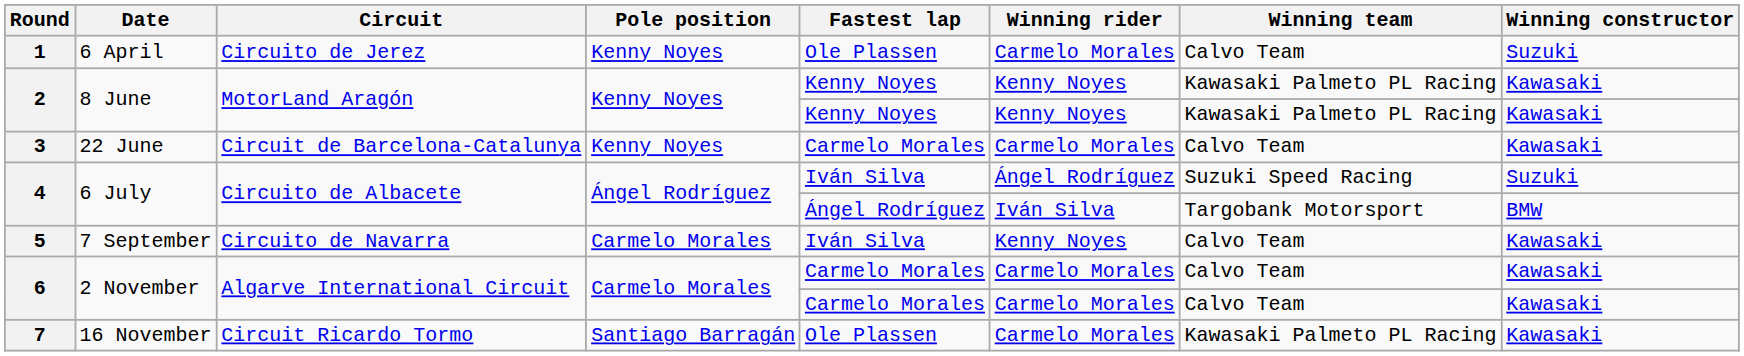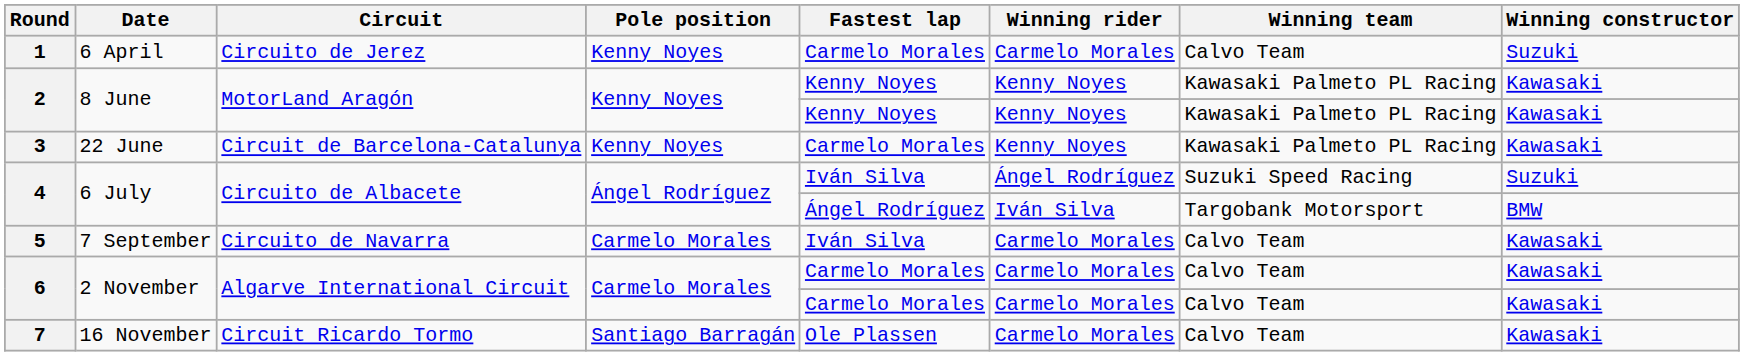(871, 52) Ole Plassen -> (895, 52) Carmelo Morales
(1085, 147) Carmelo Morales -> (1061, 147) Kenny Noyes
(1245, 147) Calvo Team -> (1341, 147) Kawasaki Palmeto PL Racing
(1061, 241) Kenny Noyes -> (1085, 241) Carmelo Morales
(1341, 336) Kawasaki Palmeto PL Racing -> (1245, 336) Calvo Team
